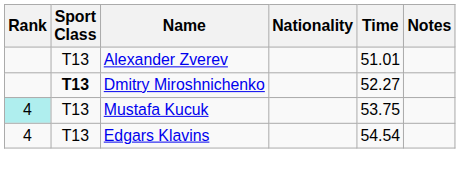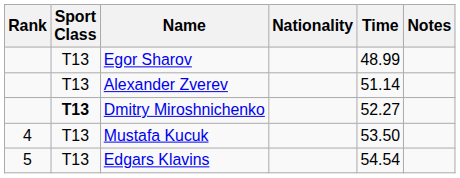+ row: (148, 60)
(380, 60) 51.01 -> (380, 85) 51.14
(28, 110) paleturquoise background -> (28, 135) no background
(380, 110) 53.75 -> (380, 135) 53.50
(28, 135) 4 -> (28, 160) 5
